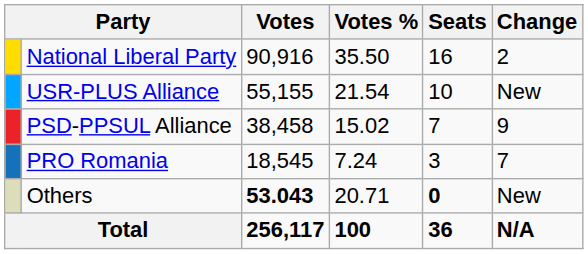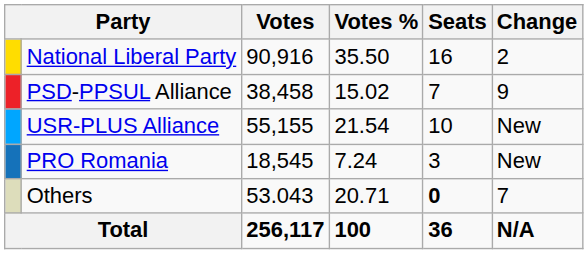rows swapped: (123, 91) <-> (129, 126)
(503, 160) 7 -> (519, 160) New
(280, 195) bold -> (280, 195) normal
(519, 195) New -> (503, 195) 7
